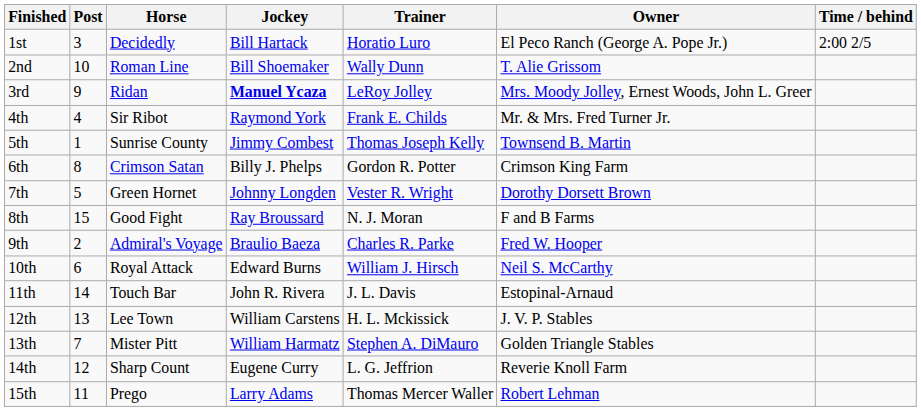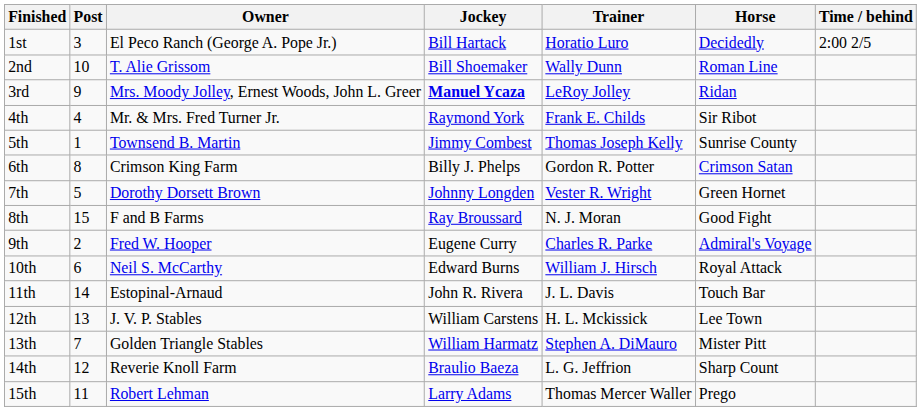columns swapped: (166, 17) <-> (656, 17)
(275, 243) Braulio Baeza -> (472, 243) Eugene Curry
(274, 368) Eugene Curry -> (473, 368) Braulio Baeza
